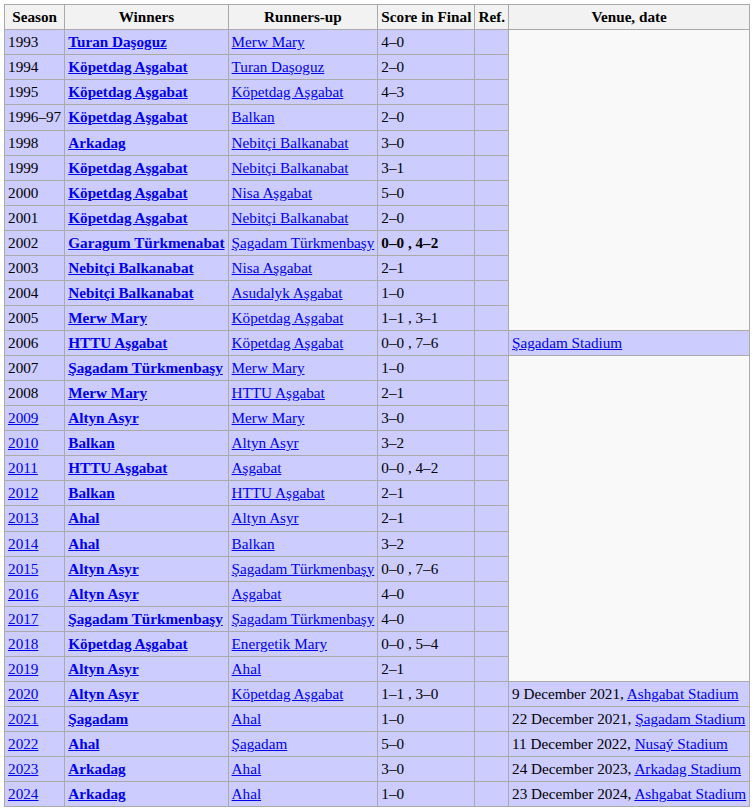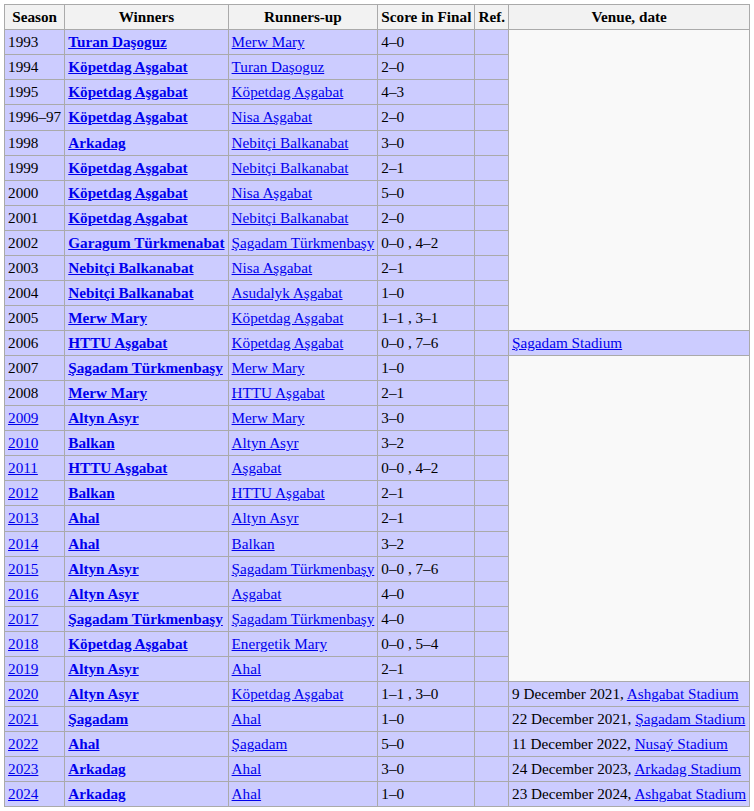(253, 117) Balkan -> (272, 117) Nisa Aşgabat
(393, 167) 3–1 -> (393, 167) 2–1
(410, 242) bold -> (410, 242) normal
